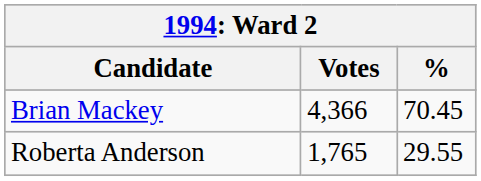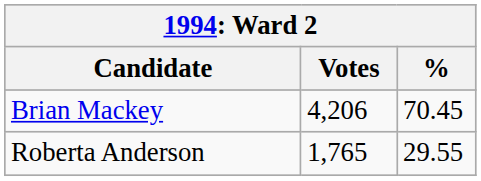(337, 110) 4,366 -> (337, 110) 4,206
